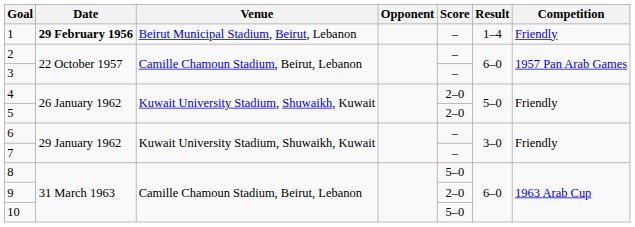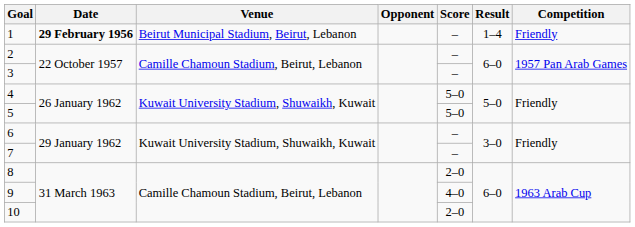(455, 93) 2–0 -> (455, 93) 5–0
(455, 113) 2–0 -> (455, 113) 5–0
(455, 172) 5–0 -> (455, 172) 2–0
(455, 192) 2–0 -> (455, 192) 4–0
(455, 212) 5–0 -> (455, 212) 2–0
